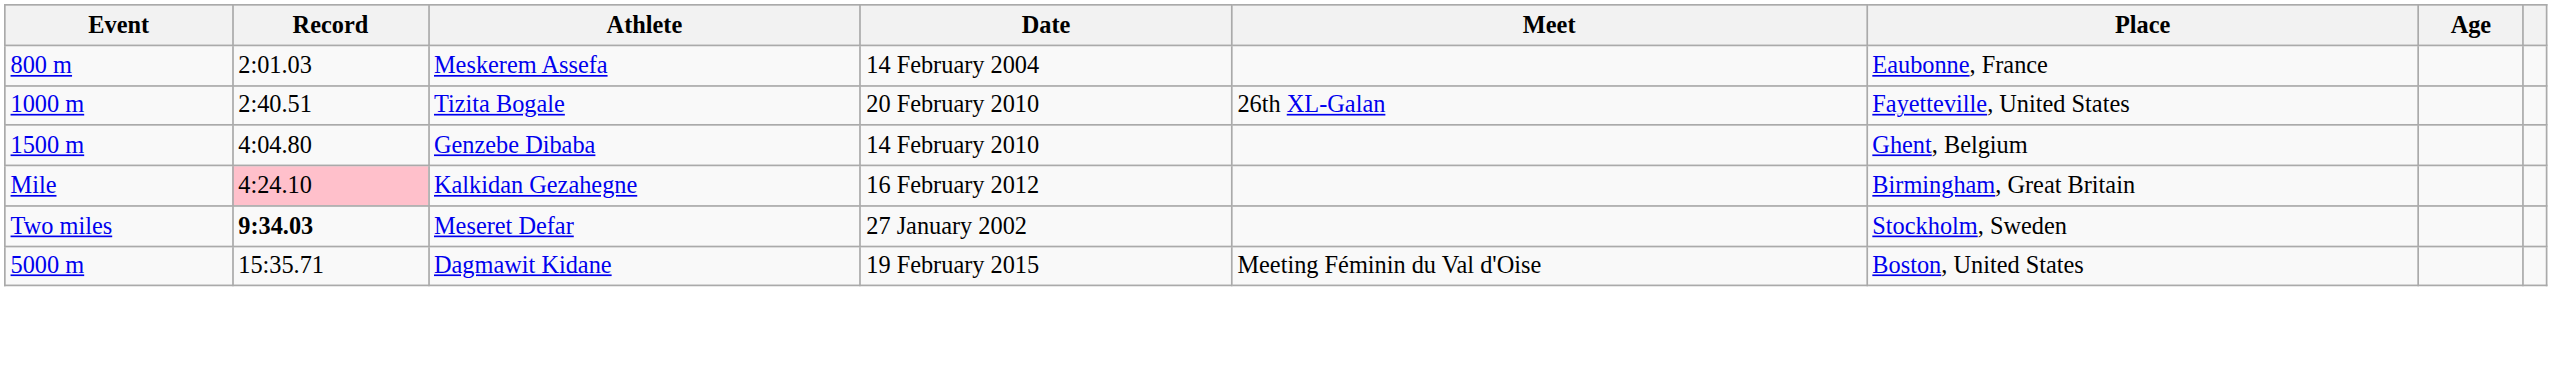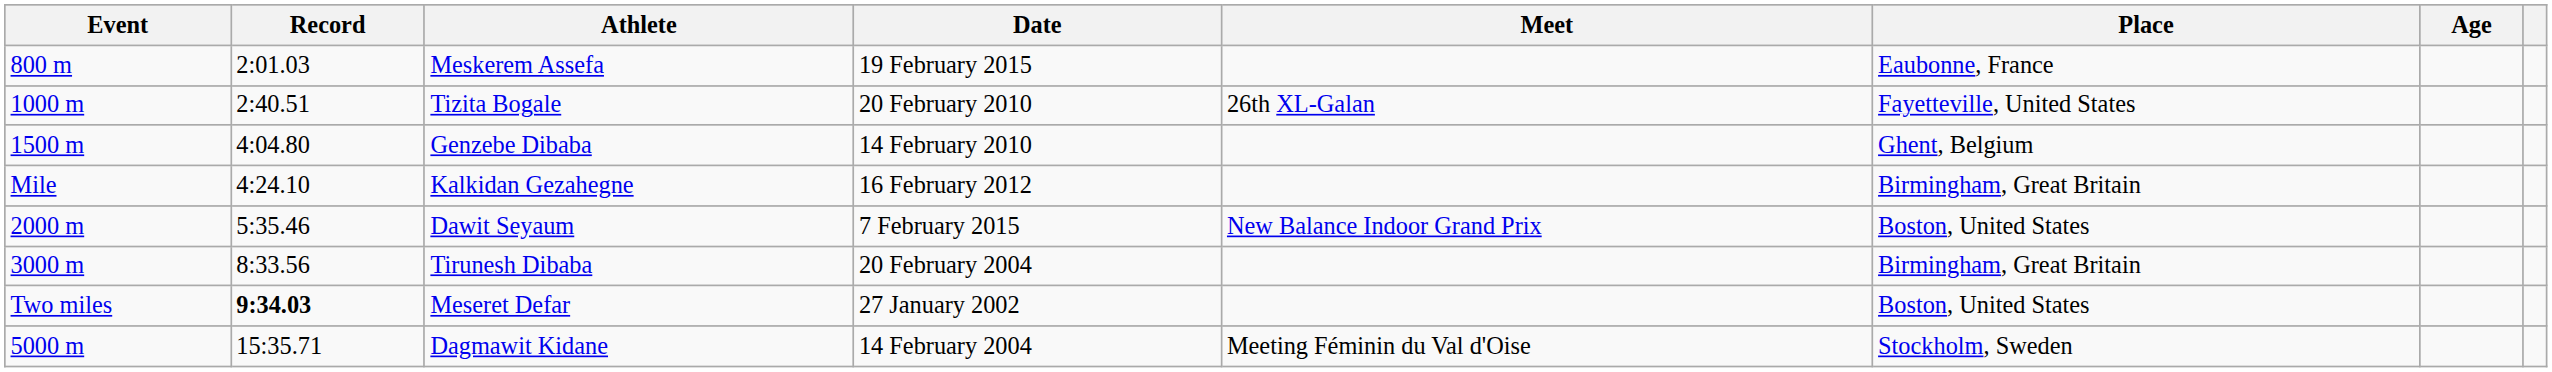(953, 65) 14 February 2004 -> (945, 65) 19 February 2015
(275, 185) pink background -> (273, 185) no background
+ row: (502, 225)
+ row: (511, 265)
(1970, 225) Stockholm, Sweden -> (1984, 305) Boston, United States
(953, 265) 19 February 2015 -> (945, 346) 14 February 2004
(1978, 265) Boston, United States -> (1975, 346) Stockholm, Sweden
